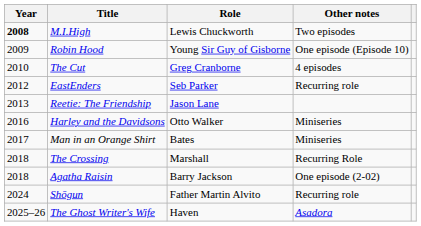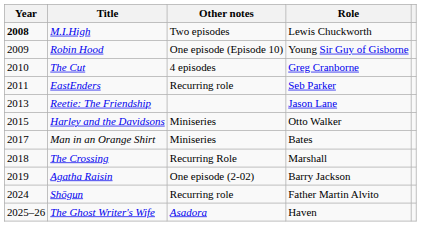columns swapped: (230, 13) <-> (352, 13)
(18, 85) 2012 -> (18, 85) 2011
(18, 121) 2016 -> (18, 121) 2015
(18, 176) 2018 -> (18, 176) 2019
